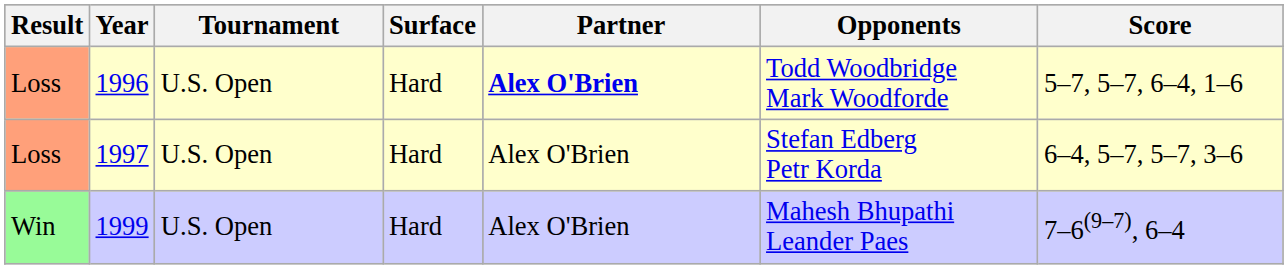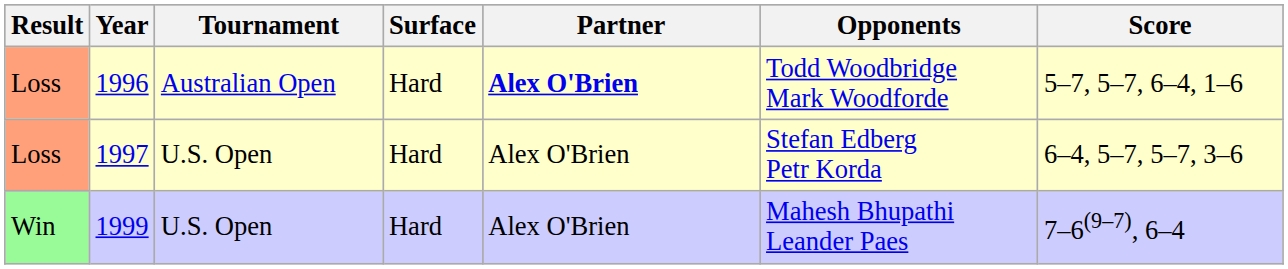(217, 82) U.S. Open -> (248, 82) Australian Open
